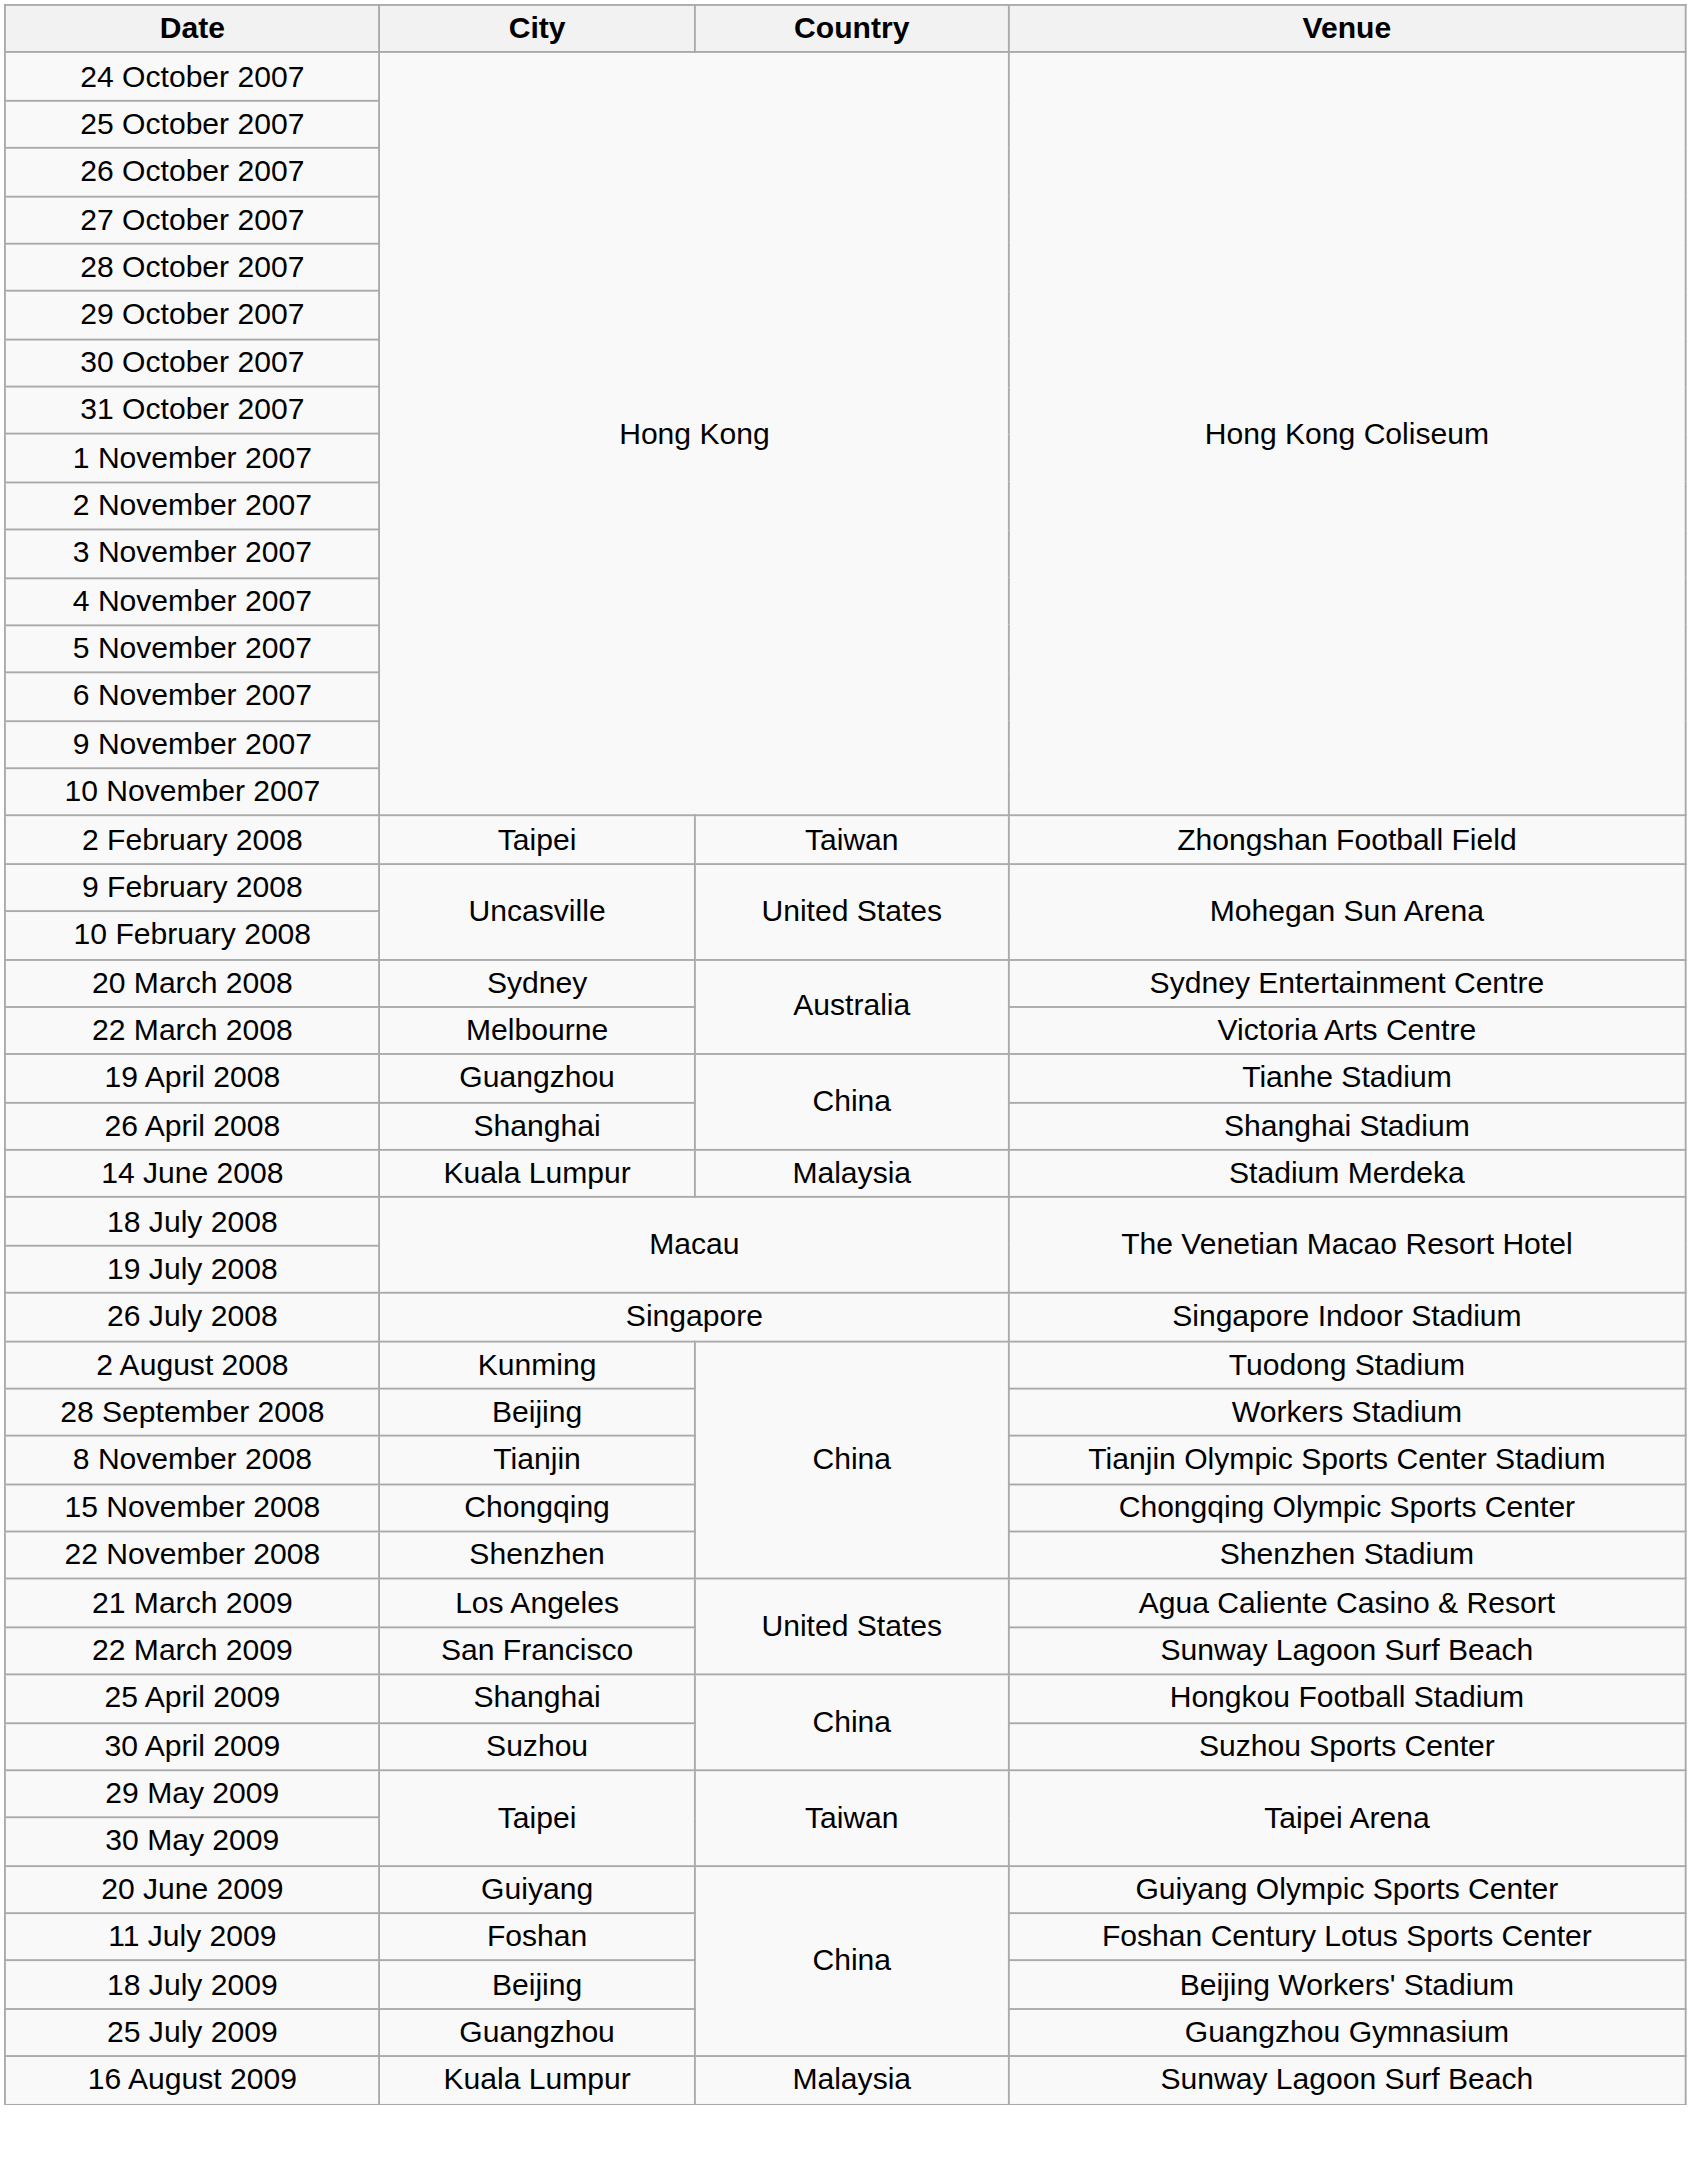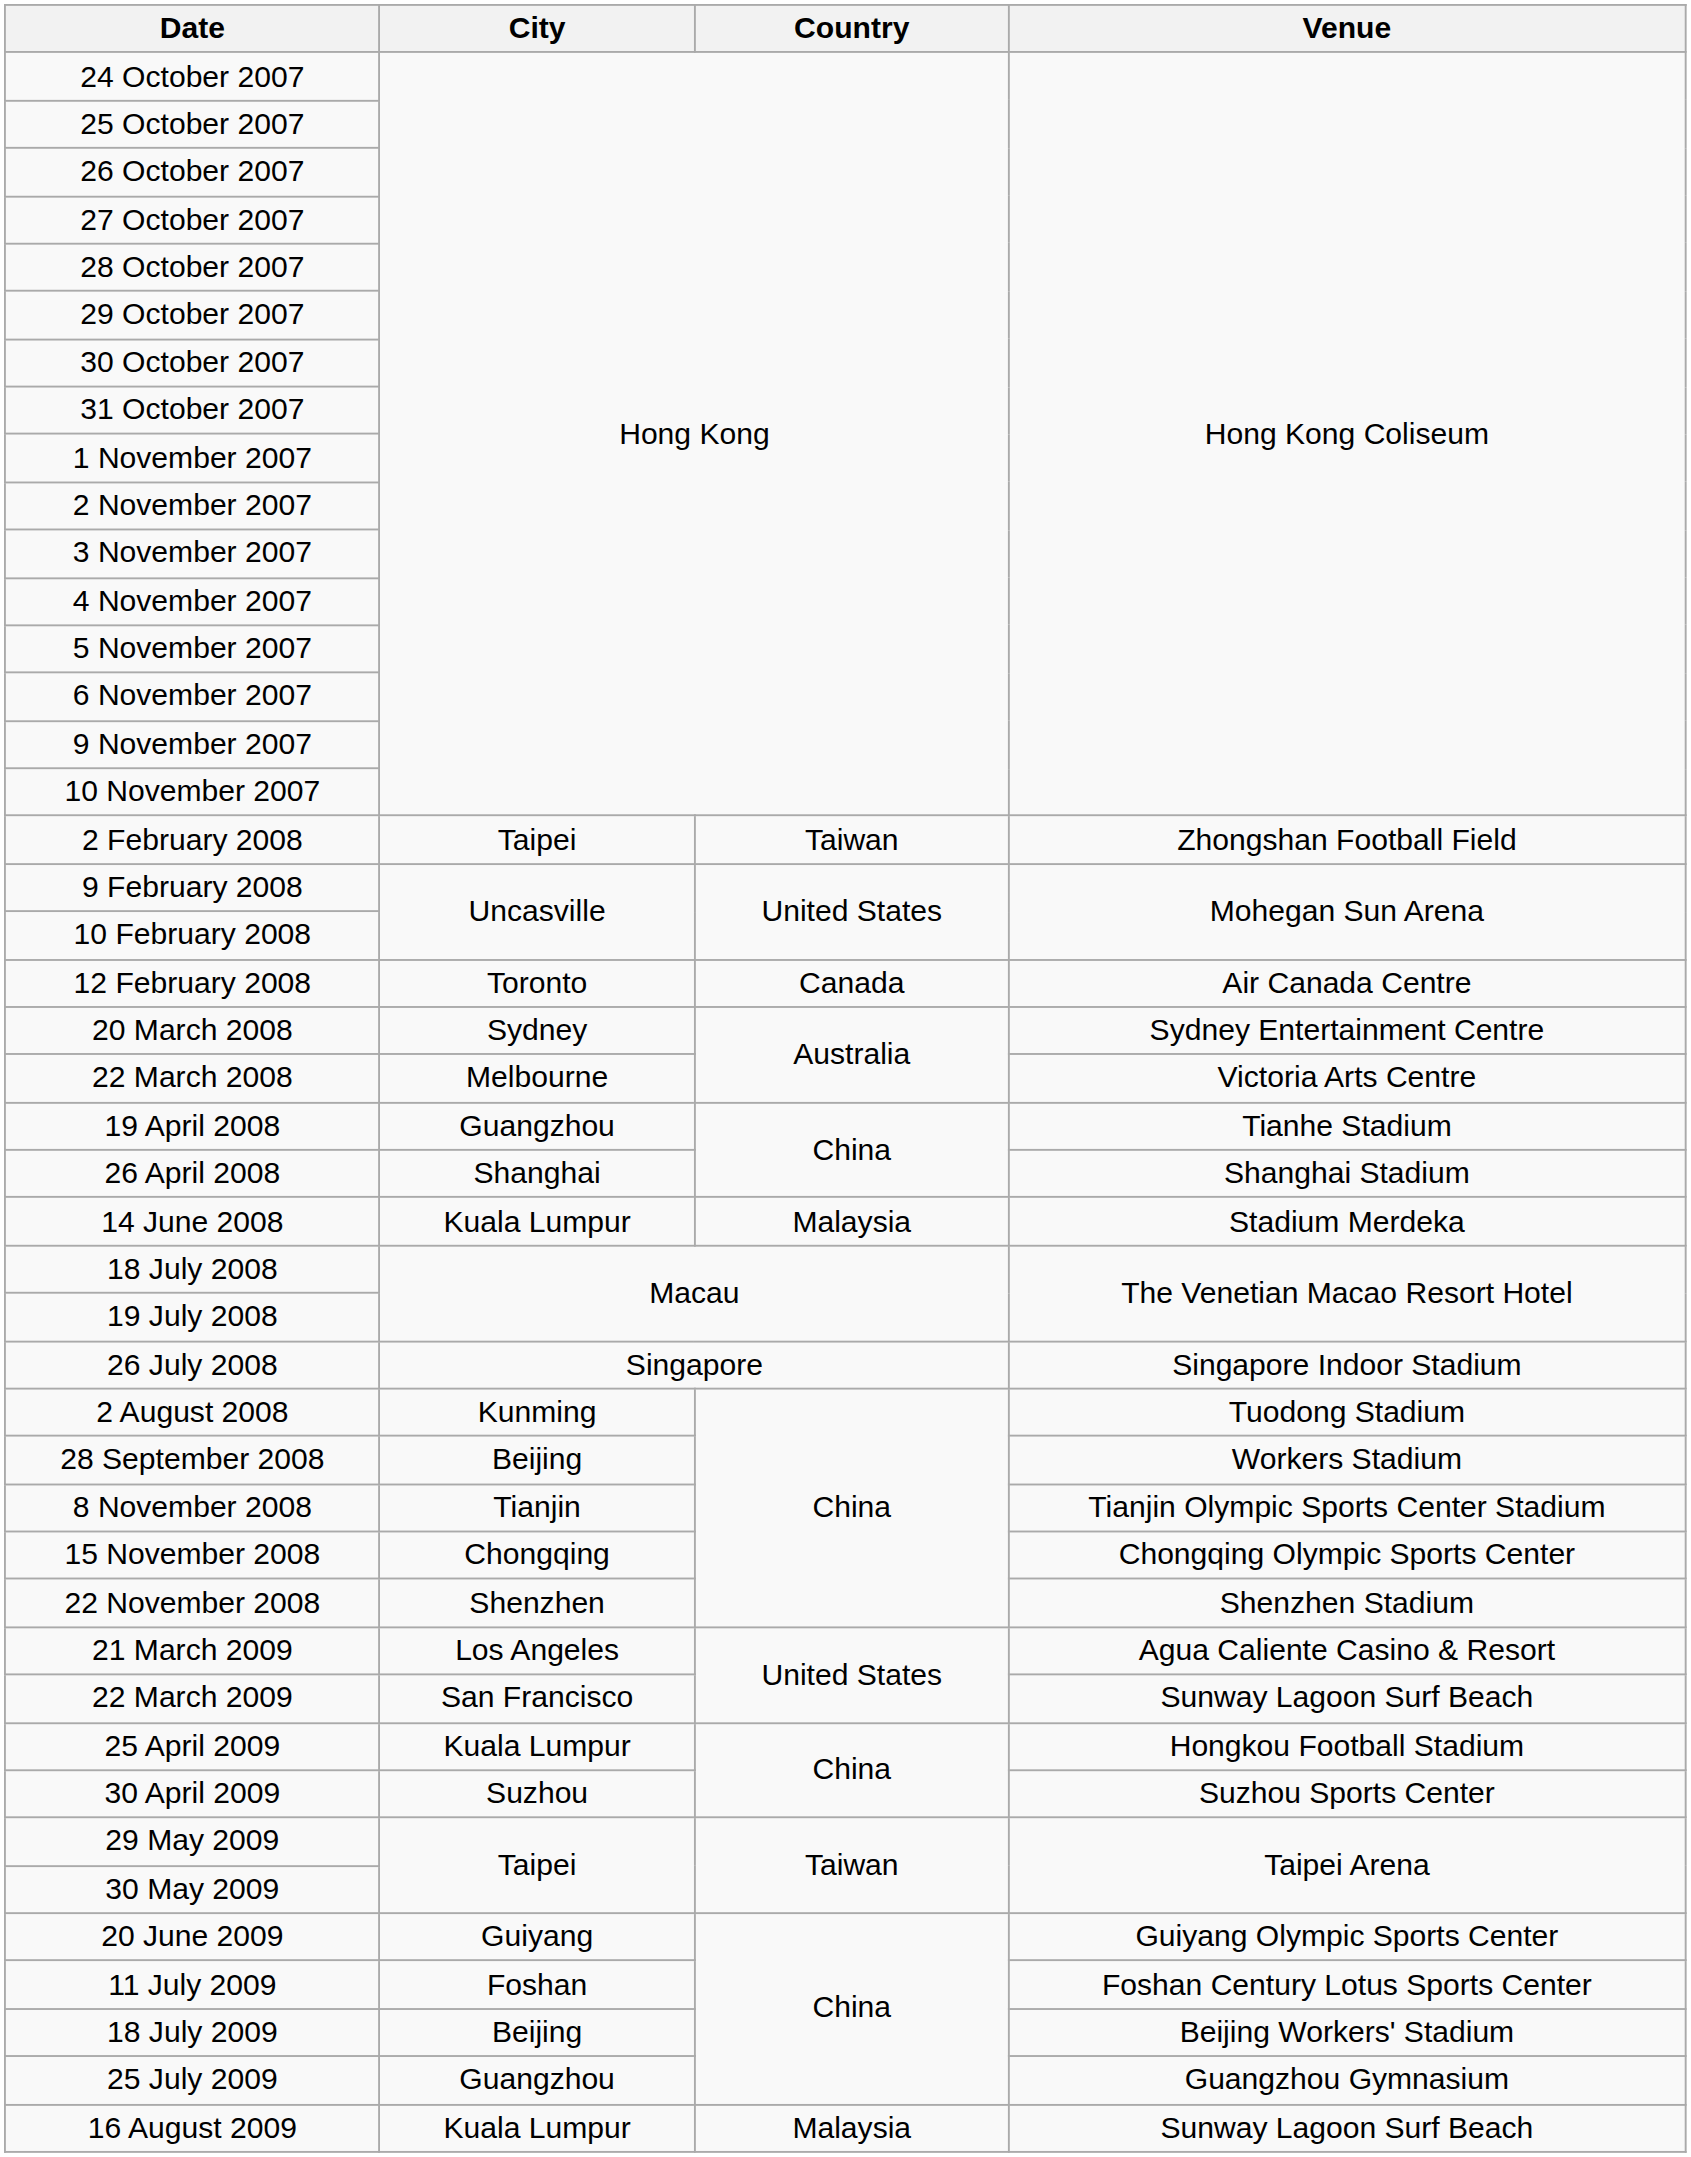+ row: (192, 982)
(537, 1698) Shanghai -> (537, 1745) Kuala Lumpur
